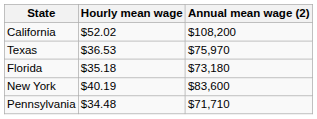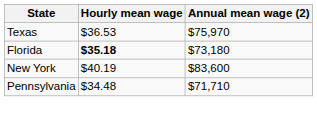- row: (31, 31)
(98, 68) normal -> (98, 50) bold
